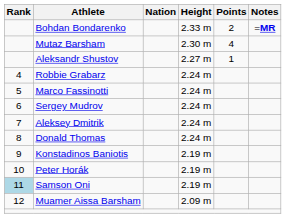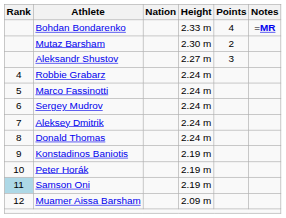(231, 28) 2 -> (231, 28) 4
(231, 43) 4 -> (231, 43) 2
(231, 59) 1 -> (231, 59) 3
